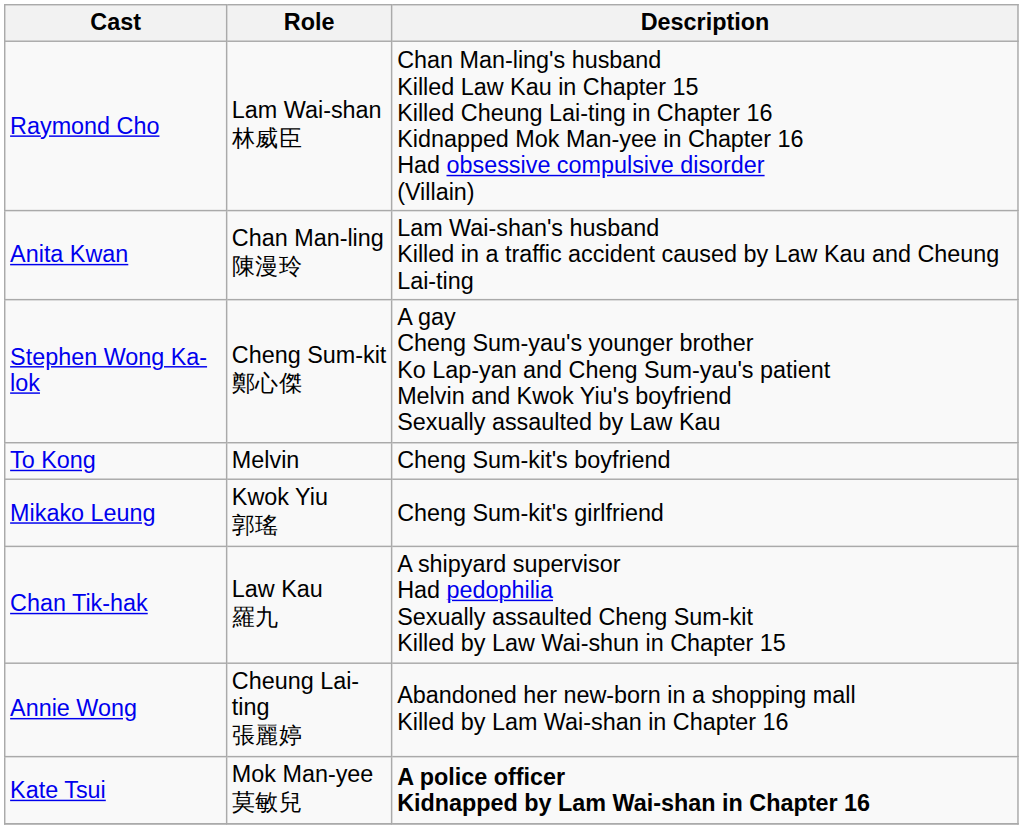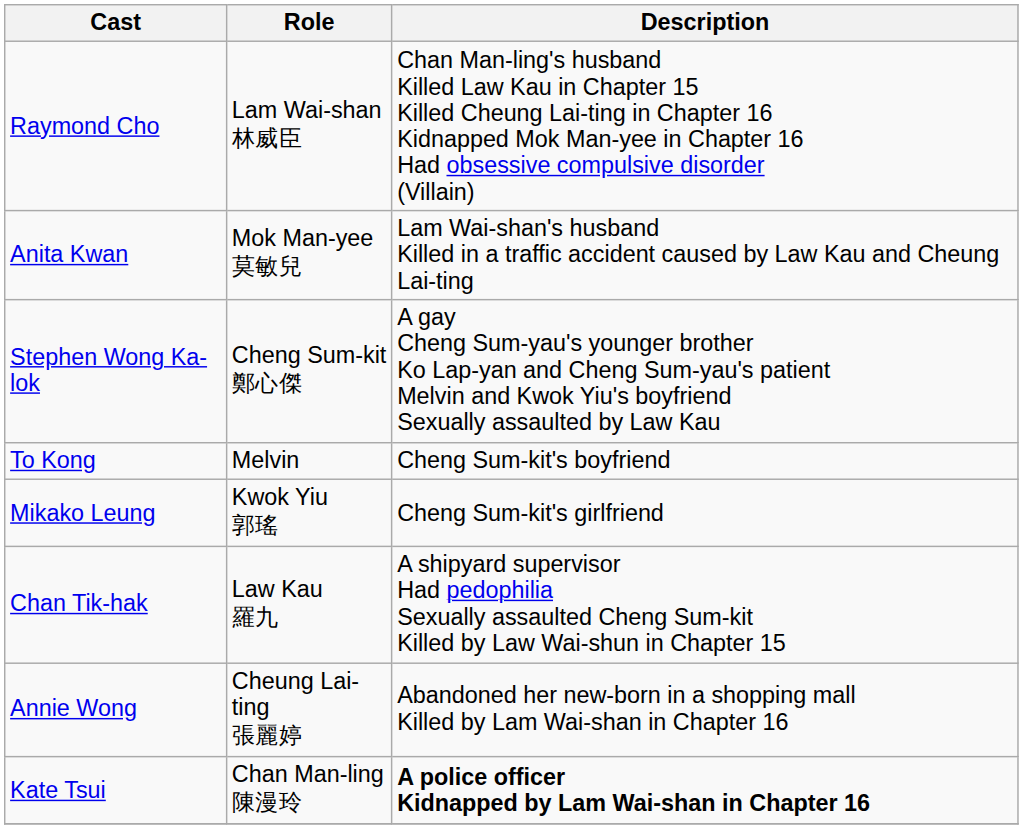(308, 253) Chan Man-ling 陳漫玲 -> (303, 253) Mok Man-yee 莫敏兒
(303, 788) Mok Man-yee 莫敏兒 -> (308, 788) Chan Man-ling 陳漫玲
